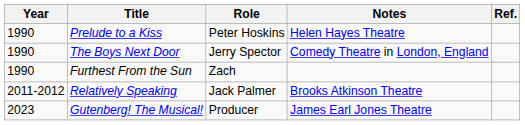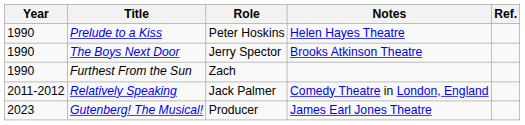(389, 52) Comedy Theatre in London, England -> (356, 52) Brooks Atkinson Theatre
(356, 91) Brooks Atkinson Theatre -> (389, 91) Comedy Theatre in London, England
